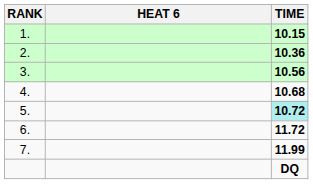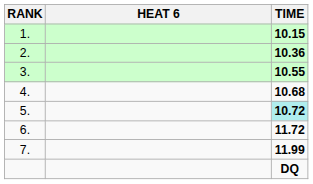(290, 72) 10.56 -> (290, 72) 10.55
